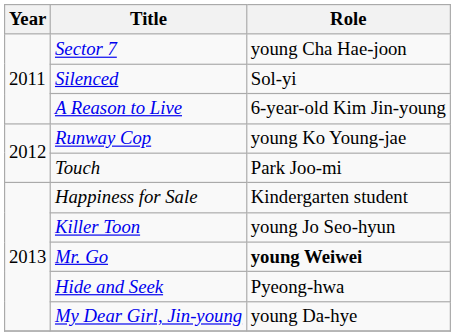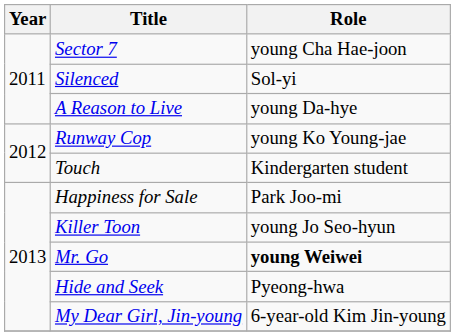(348, 108) 6-year-old Kim Jin-young -> (304, 108) young Da-hye
(296, 167) Park Joo-mi -> (329, 167) Kindergarten student
(329, 197) Kindergarten student -> (296, 197) Park Joo-mi
(304, 316) young Da-hye -> (348, 316) 6-year-old Kim Jin-young
